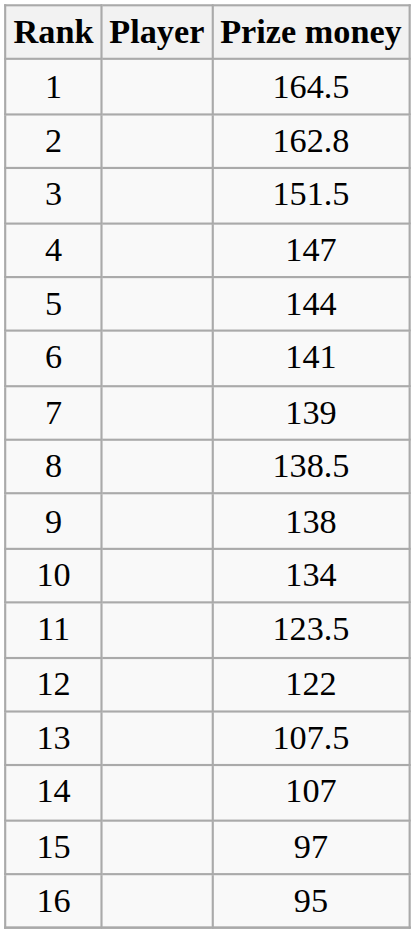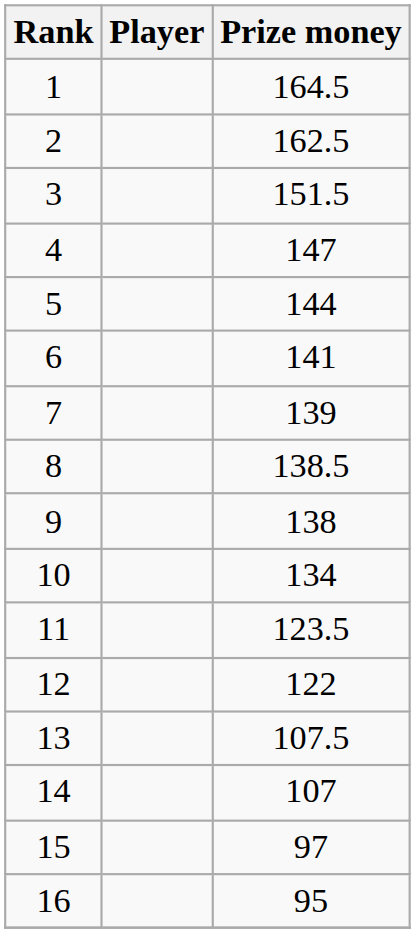(311, 140) 162.8 -> (311, 140) 162.5
